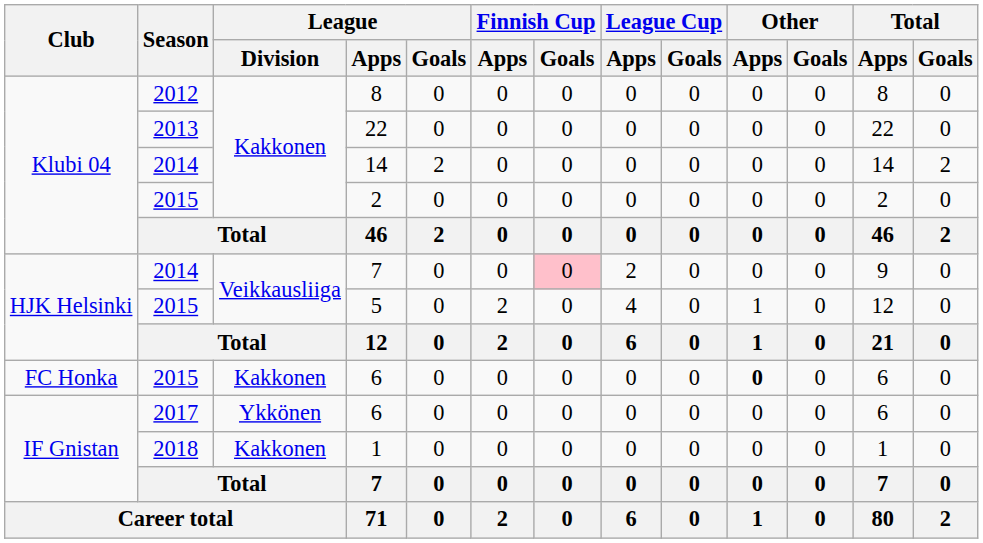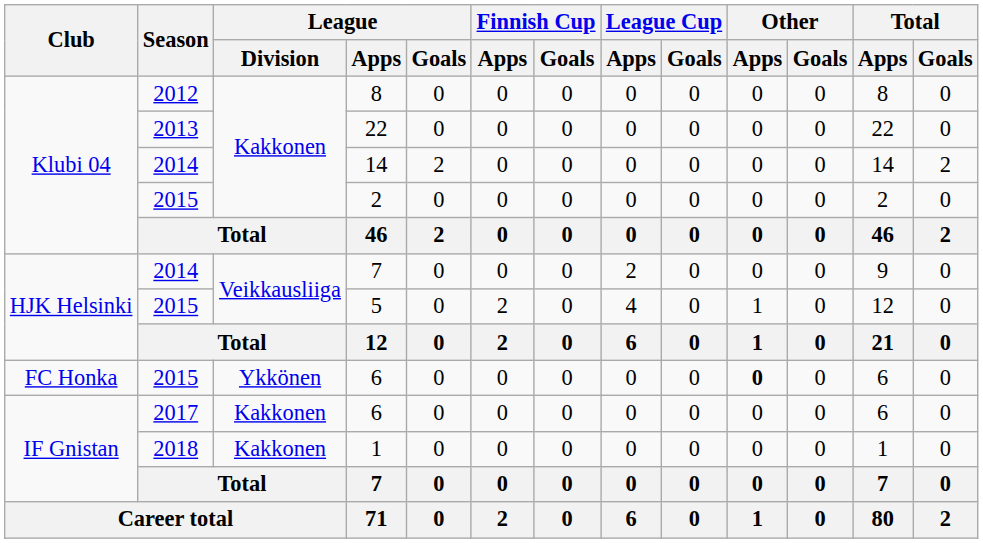(567, 270) pink background -> (567, 270) no background
(280, 377) Kakkonen -> (280, 377) Ykkönen
(280, 413) Ykkönen -> (280, 413) Kakkonen
